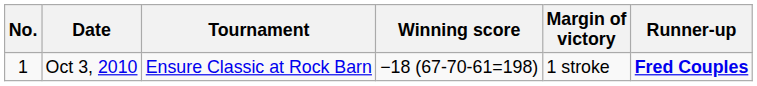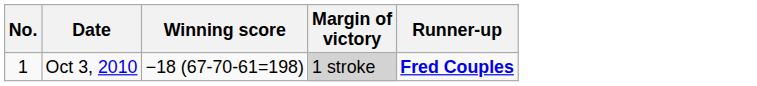- column: (259, 29)
(578, 67) no background -> (344, 67) lightgrey background
